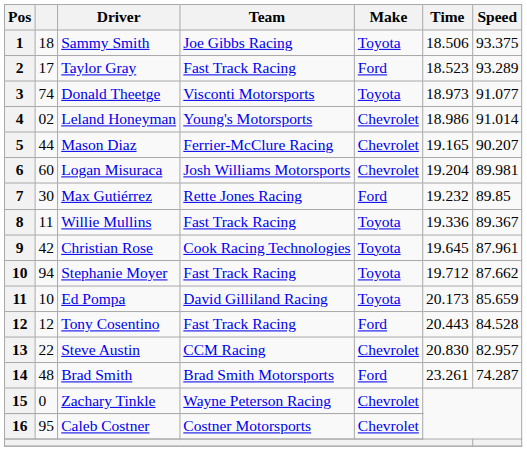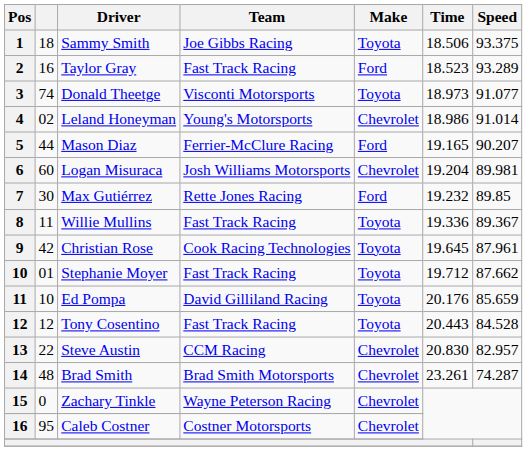(46, 68) 17 -> (46, 68) 16
(388, 145) Chevrolet -> (372, 145) Ford
(46, 273) 94 -> (46, 273) 01
(447, 298) 20.173 -> (447, 298) 20.176
(372, 324) Ford -> (379, 324) Toyota
(372, 375) Ford -> (388, 375) Chevrolet
